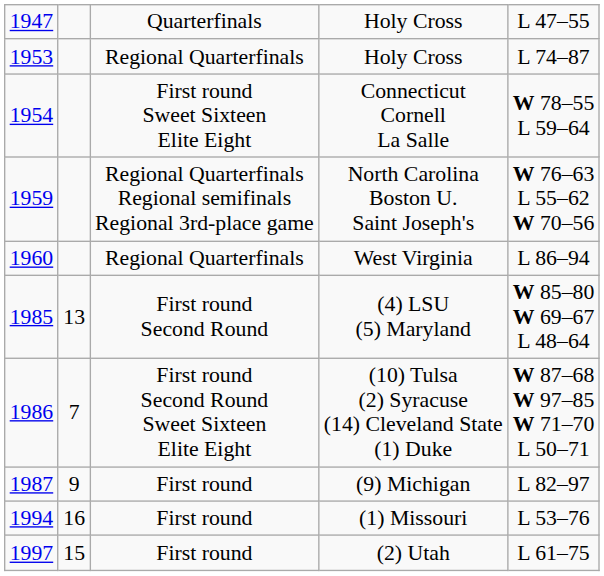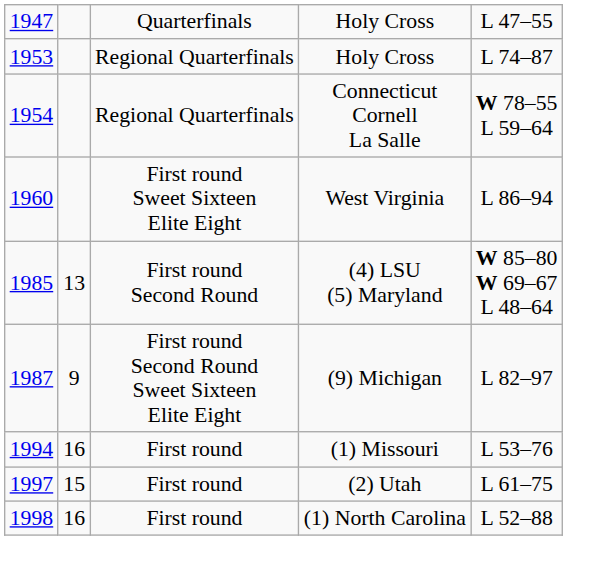(204, 115) First round Sweet Sixteen Elite Eight -> (194, 115) Regional Quarterfinals
- row: (31, 198)
(204, 257) Regional Quarterfinals -> (194, 198) First round Sweet Sixteen Elite Eight
- row: (31, 412)
(204, 483) First round -> (194, 377) First round Second Round Sweet Sixteen Elite Eight
+ row: (31, 518)
